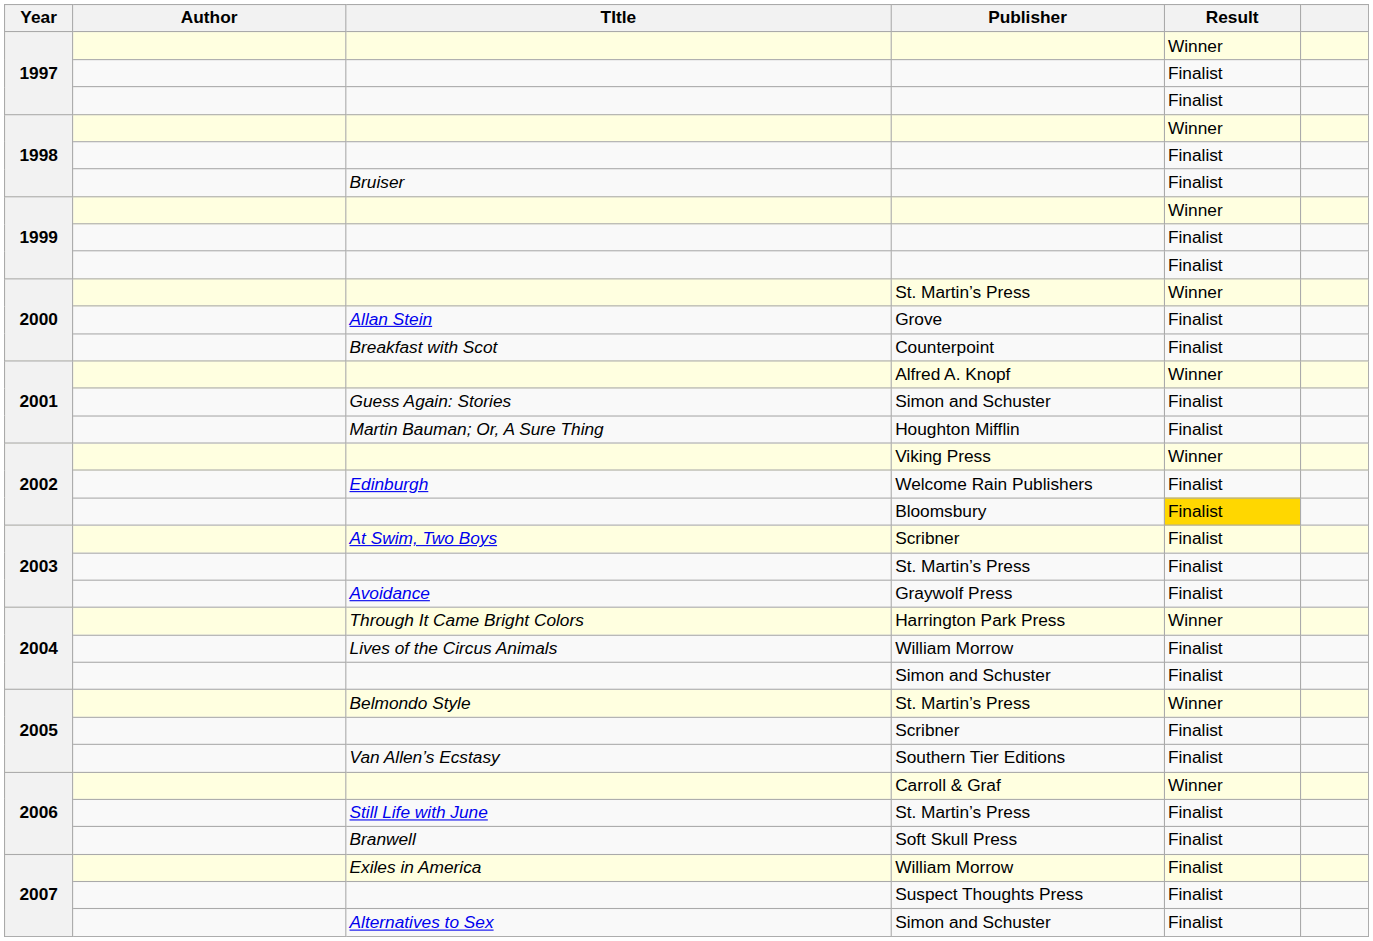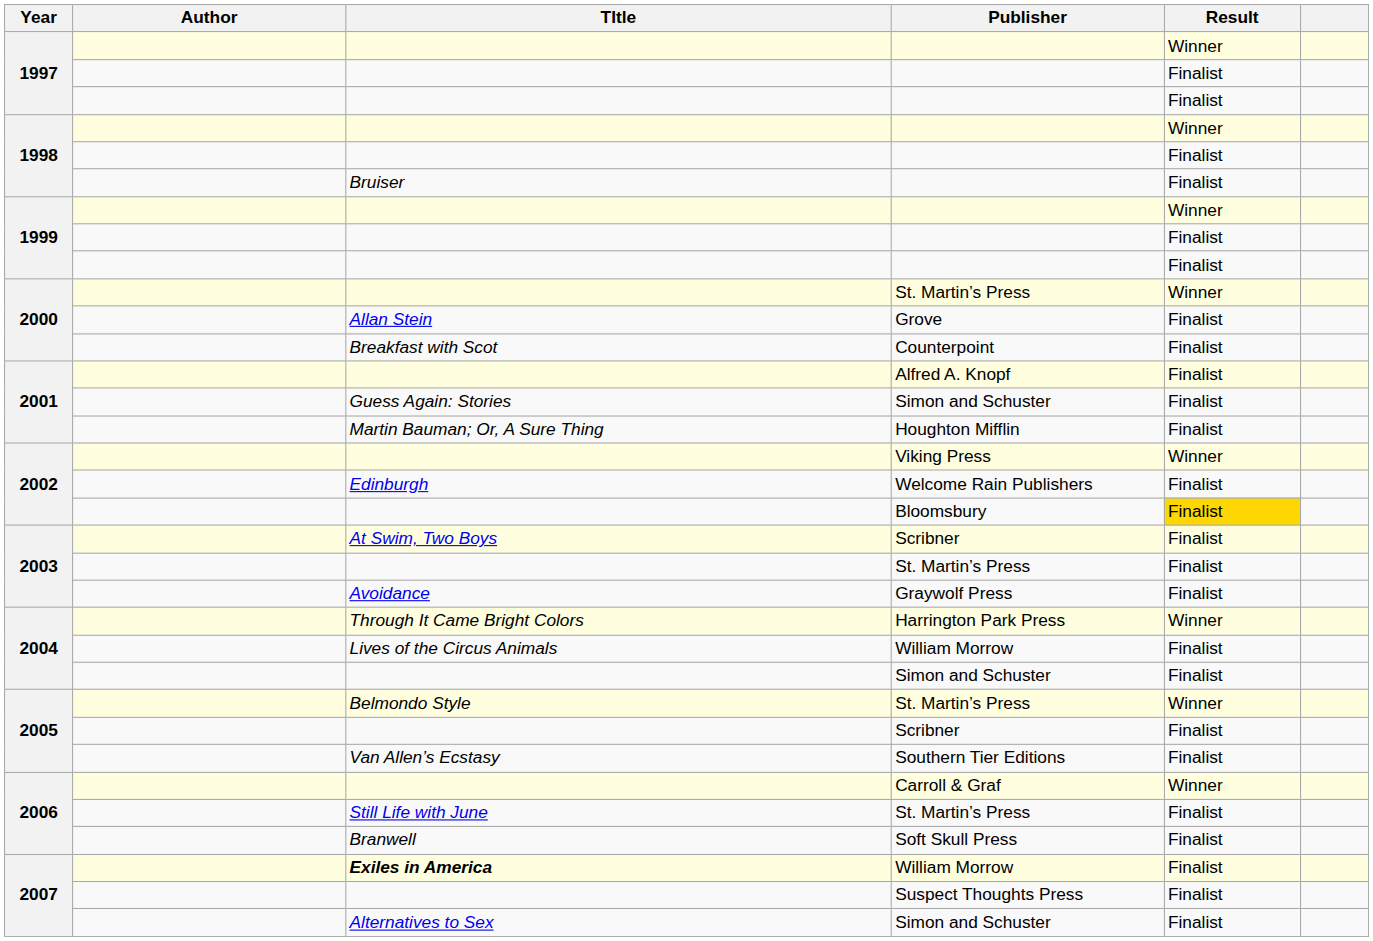(1195, 374) Winner -> (1195, 374) Finalist
(415, 867) normal -> (421, 867) bold
